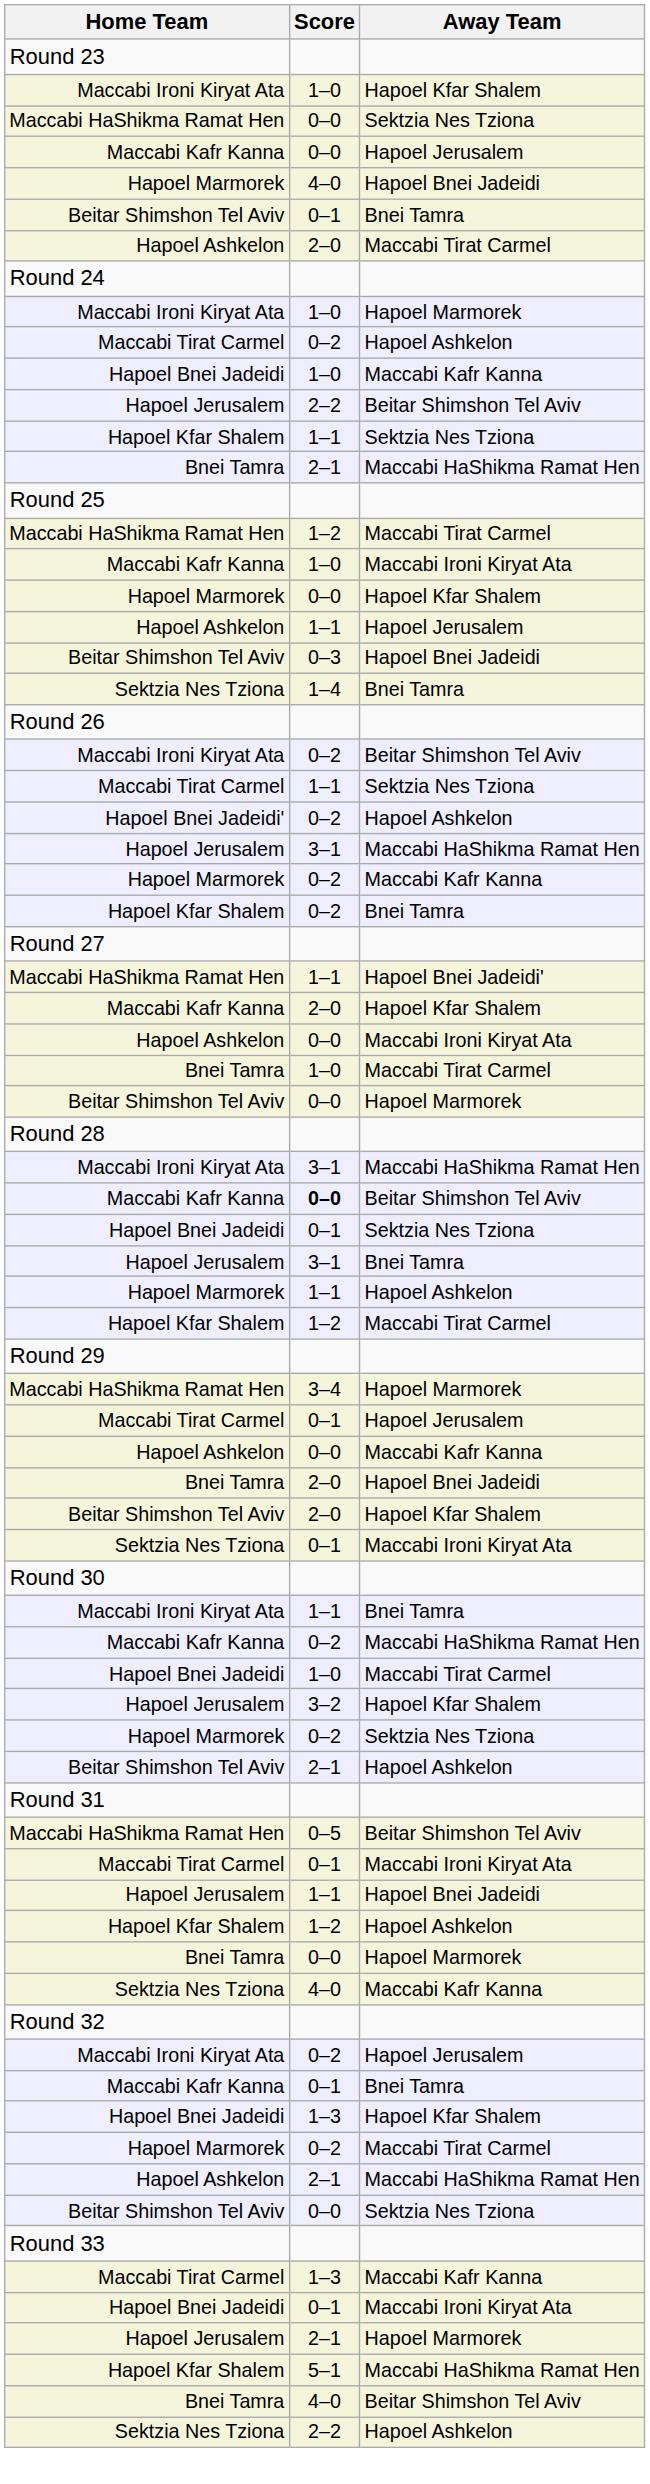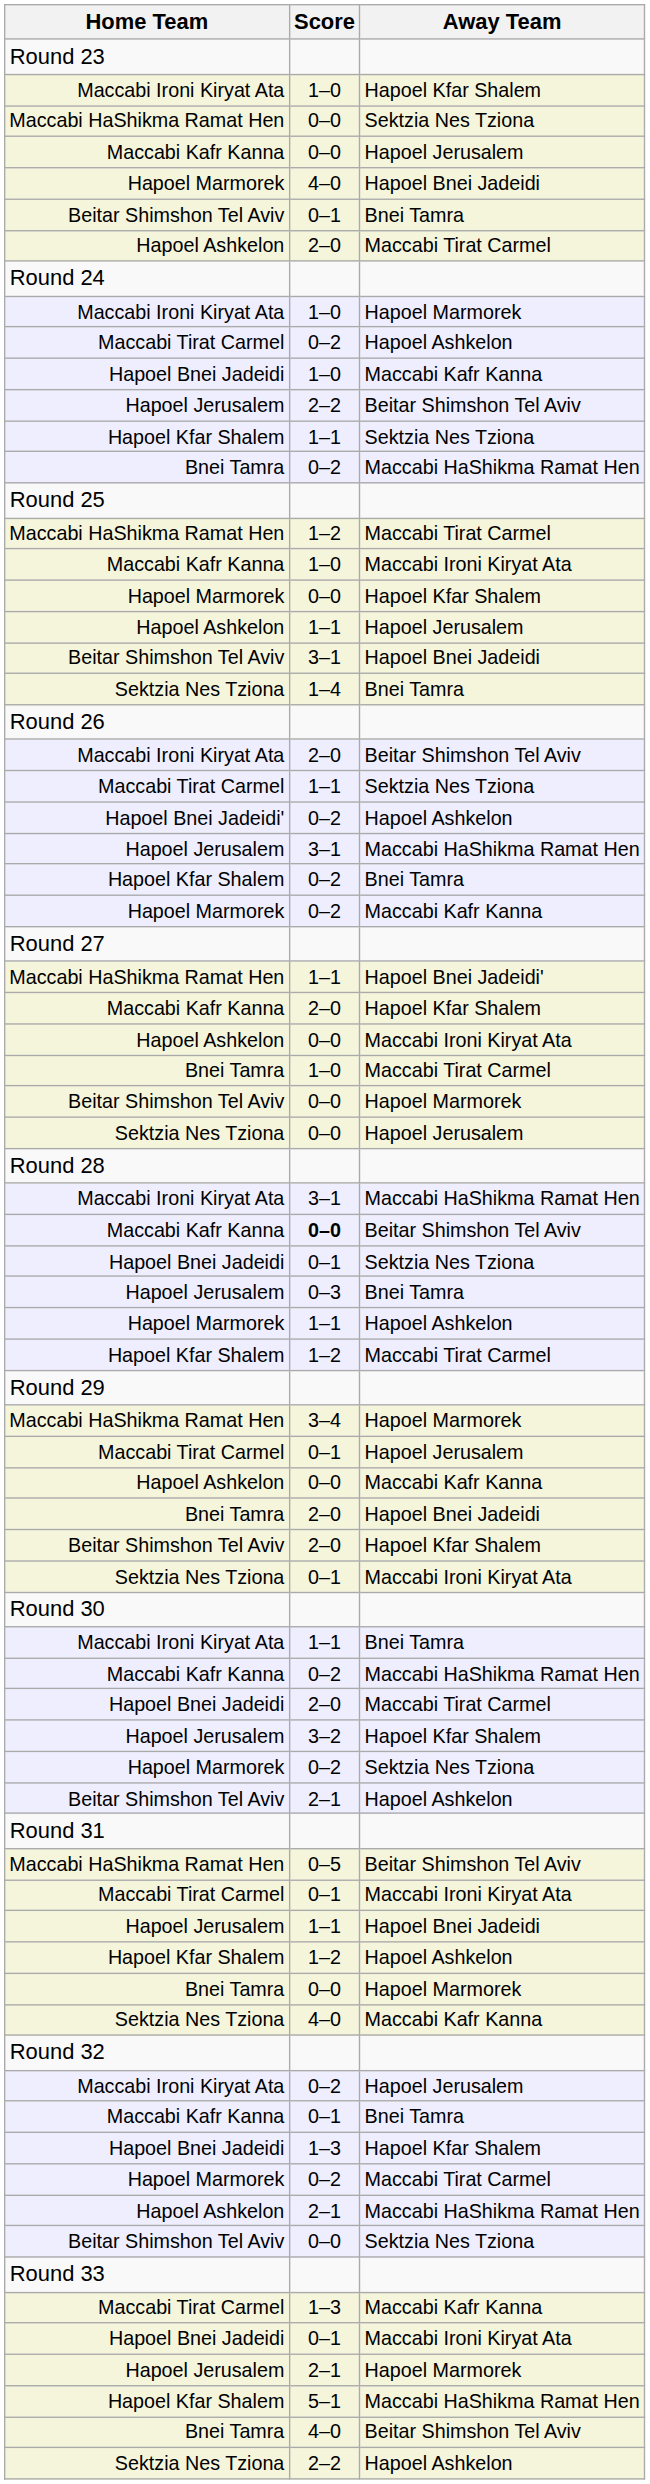(324, 467) 2–1 -> (324, 467) 0–2
(324, 658) 0–3 -> (324, 658) 3–1
(324, 755) 0–2 -> (324, 755) 2–0
rows swapped: (206, 880) <-> (196, 911)
+ row: (200, 1133)
(324, 1261) 3–1 -> (324, 1292) 0–3
(324, 1673) 1–0 -> (324, 1705) 2–0
